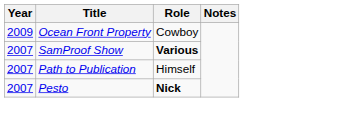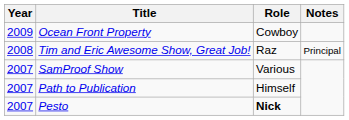+ row: (145, 50)
(177, 50) bold -> (275, 69) normal
